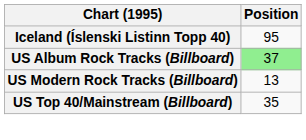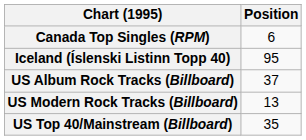+ row: (123, 37)
(271, 59) lightgreen background -> (271, 80) no background
